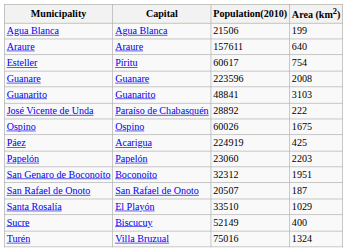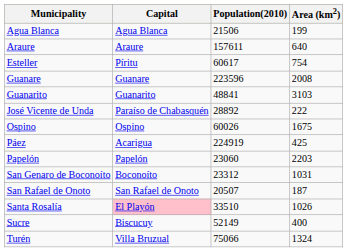(226, 175) 32312 -> (226, 175) 23312
(302, 175) 1951 -> (302, 175) 1031
(135, 207) no background -> (135, 207) pink background
(302, 207) 1029 -> (302, 207) 1026
(226, 239) 75016 -> (226, 239) 75066
